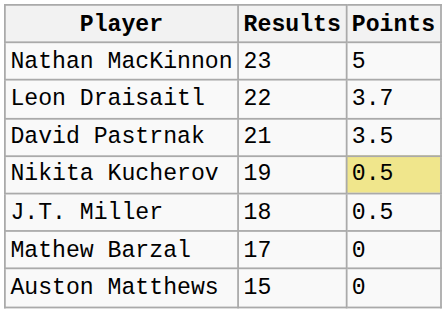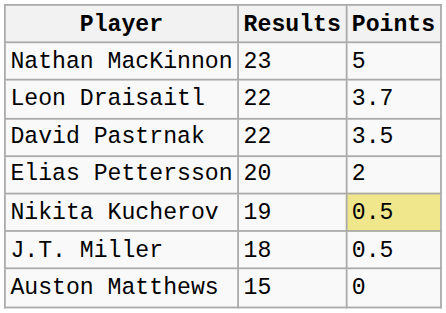(257, 137) 21 -> (257, 137) 22
+ row: (121, 175)
- row: (101, 250)
